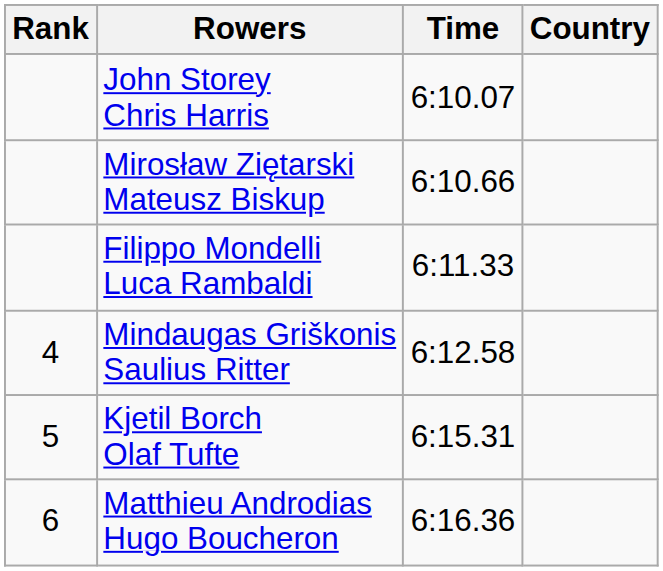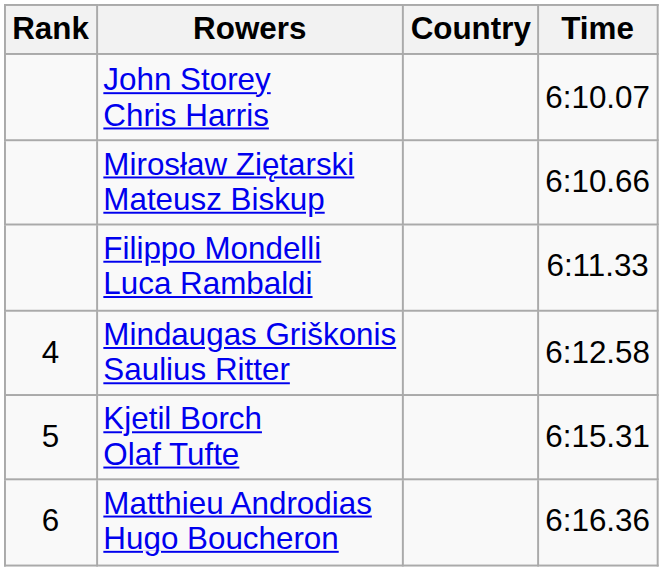columns swapped: (590, 29) <-> (463, 29)
